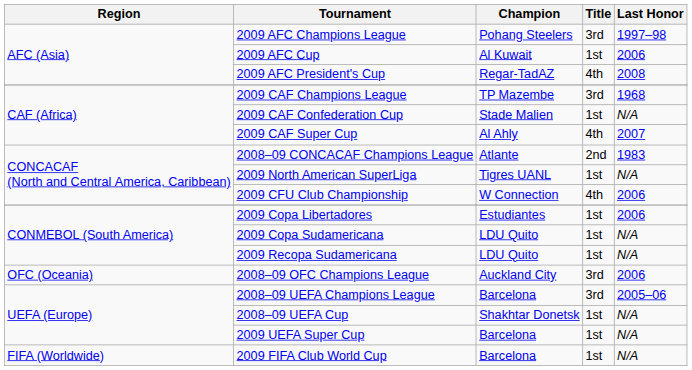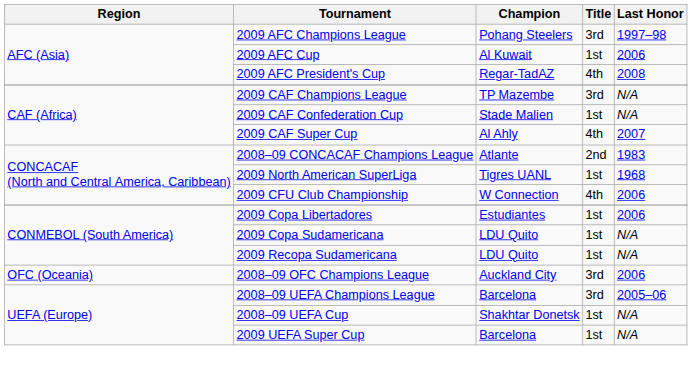(631, 94) 1968 -> (628, 94) N/A
(628, 174) N/A -> (631, 174) 1968
- row: (312, 355)
